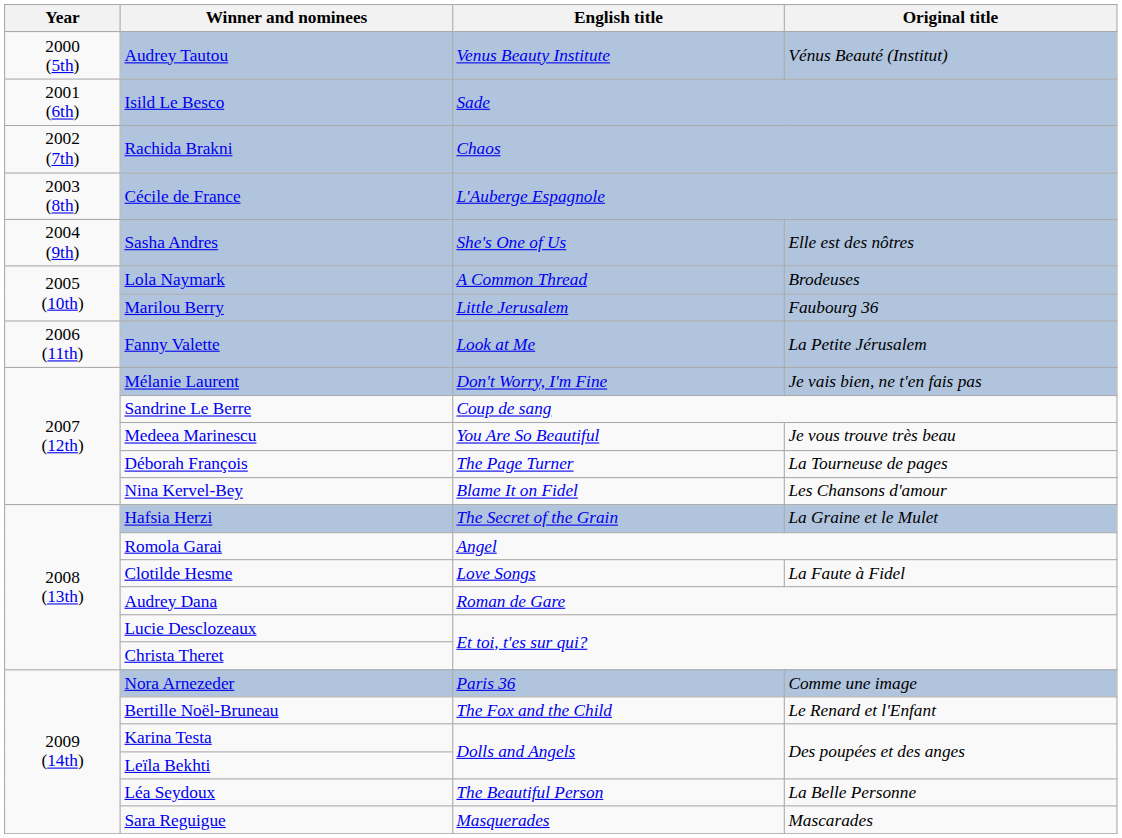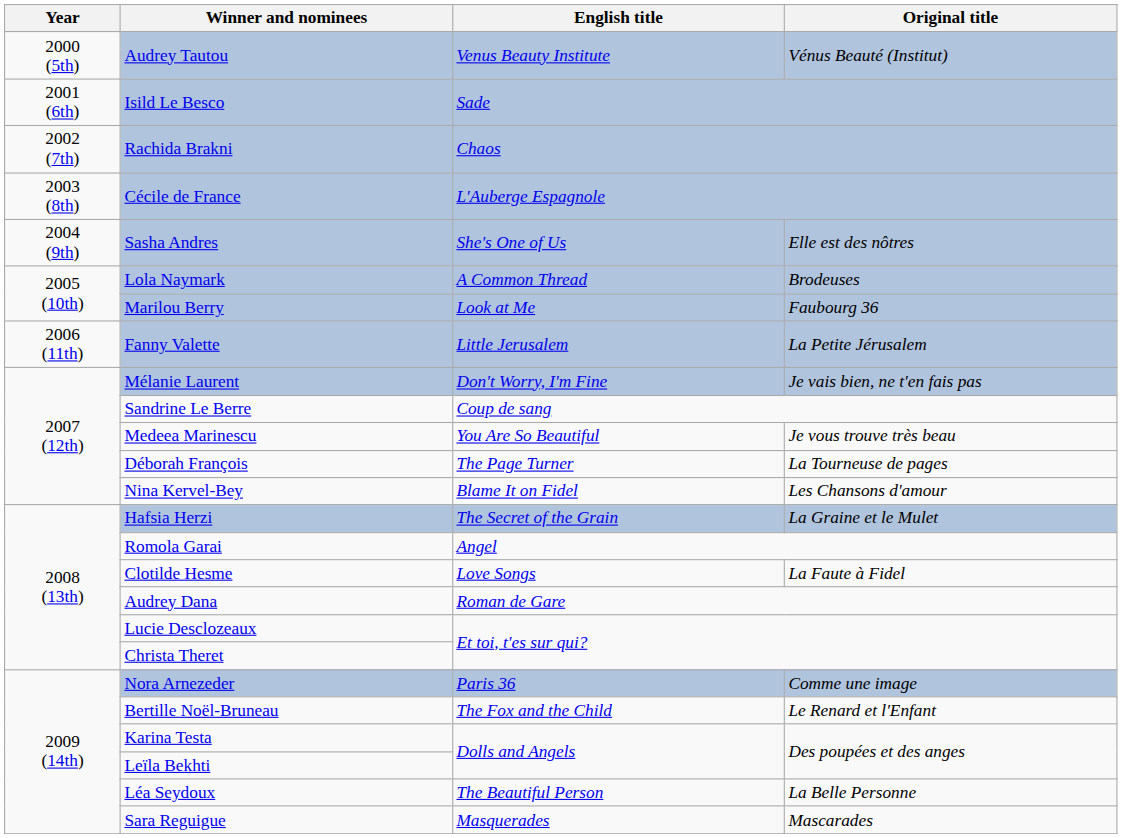(512, 307) Little Jerusalem -> (496, 307) Look at Me
(496, 344) Look at Me -> (512, 344) Little Jerusalem
